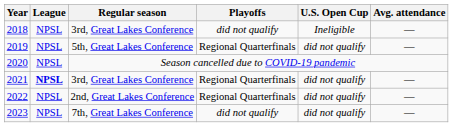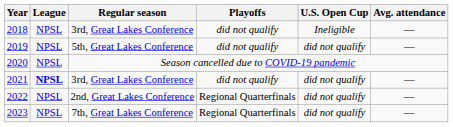(247, 46) Regional Quarterfinals -> (247, 46) did not qualify
(247, 79) Regional Quarterfinals -> (247, 79) did not qualify
(247, 113) did not qualify -> (247, 113) Regional Quarterfinals
